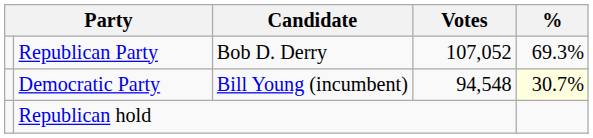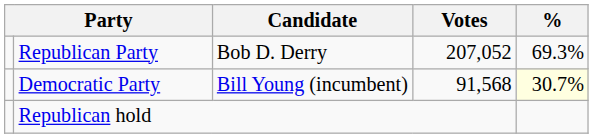(479, 52) 107,052 -> (479, 52) 207,052
(484, 84) 94,548 -> (484, 84) 91,568
